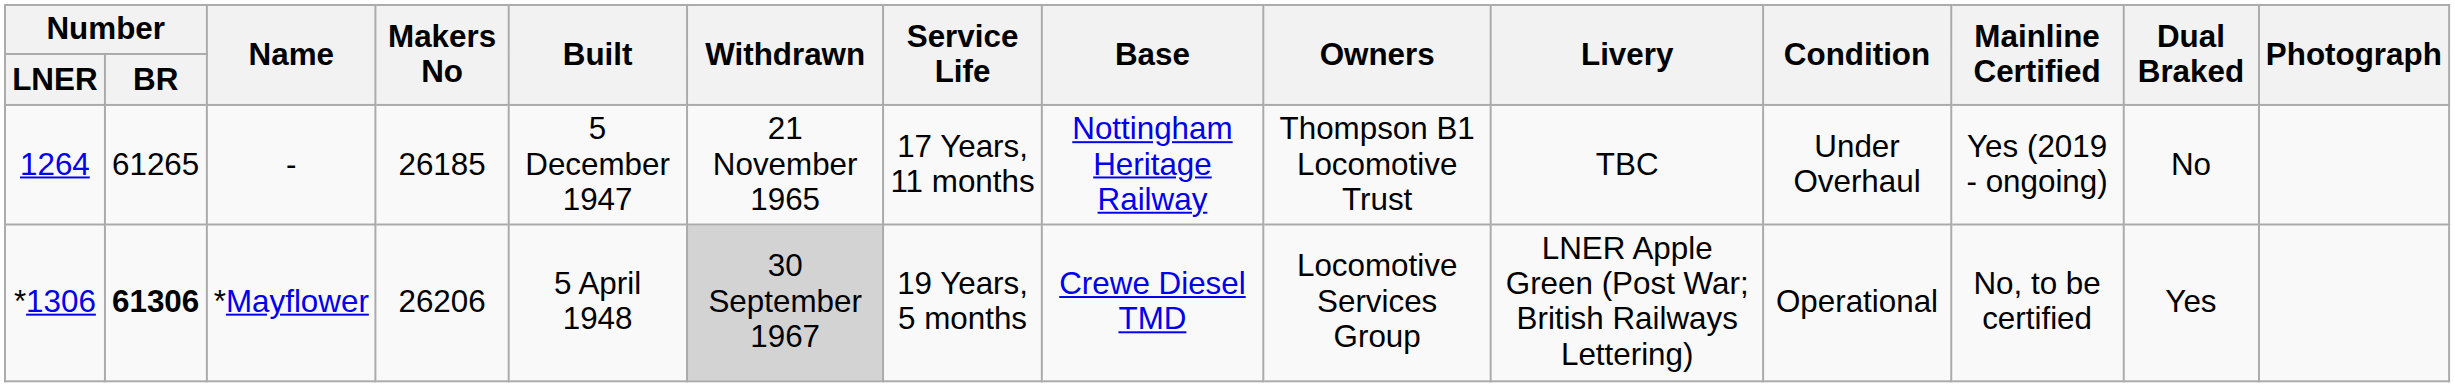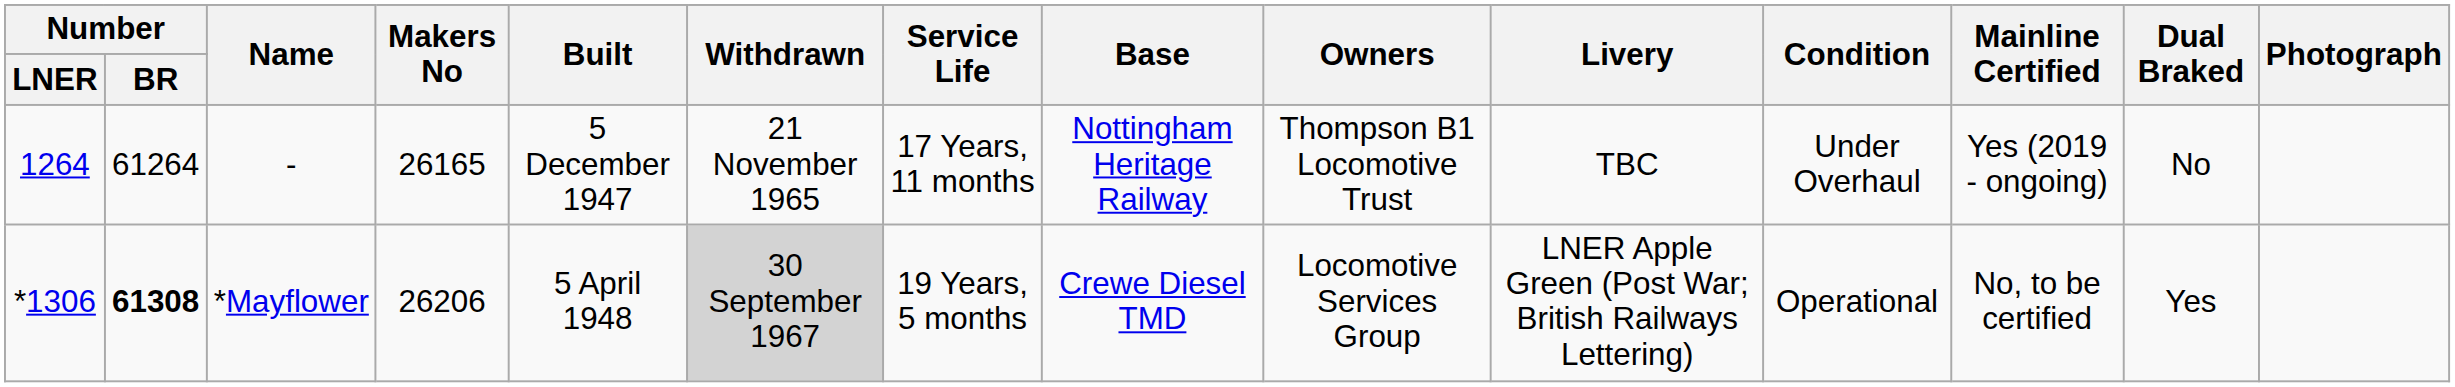(156, 164) 61265 -> (156, 164) 61264
(442, 164) 26185 -> (442, 164) 26165
(156, 302) 61306 -> (156, 302) 61308
